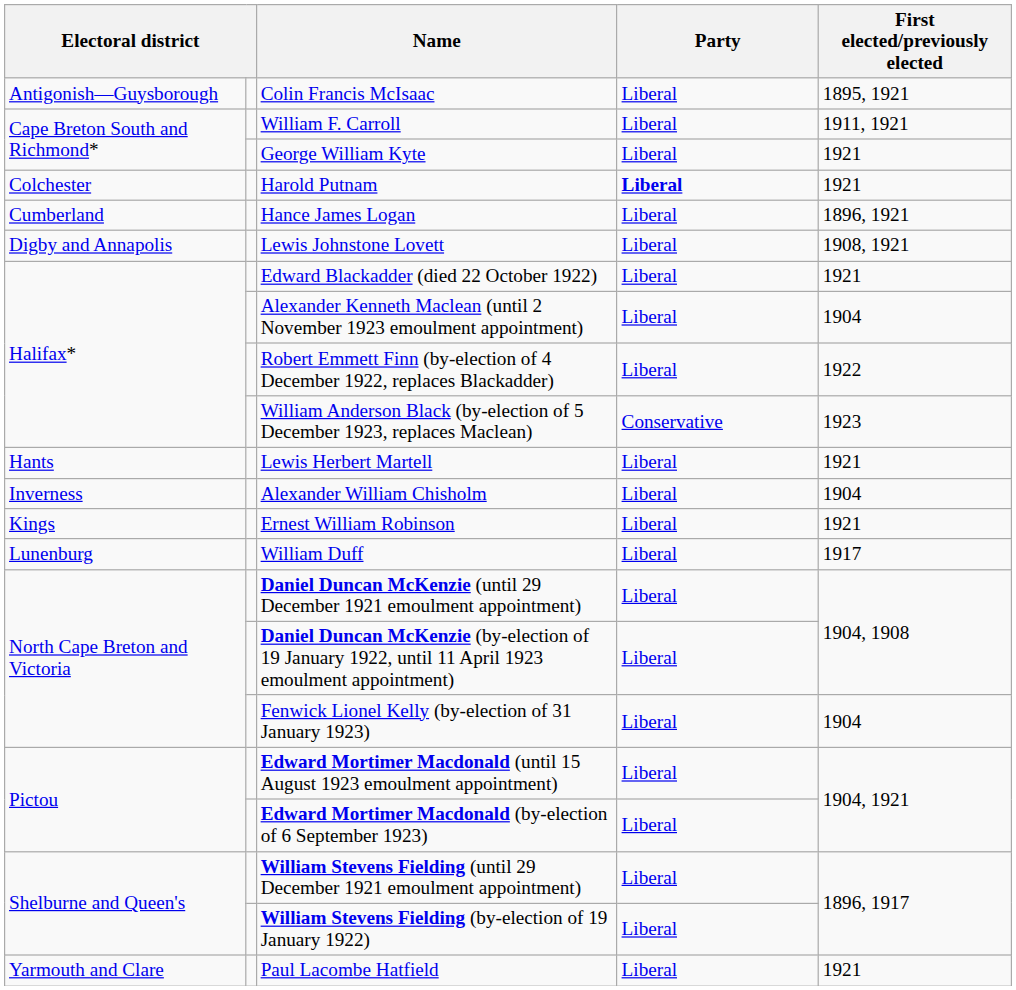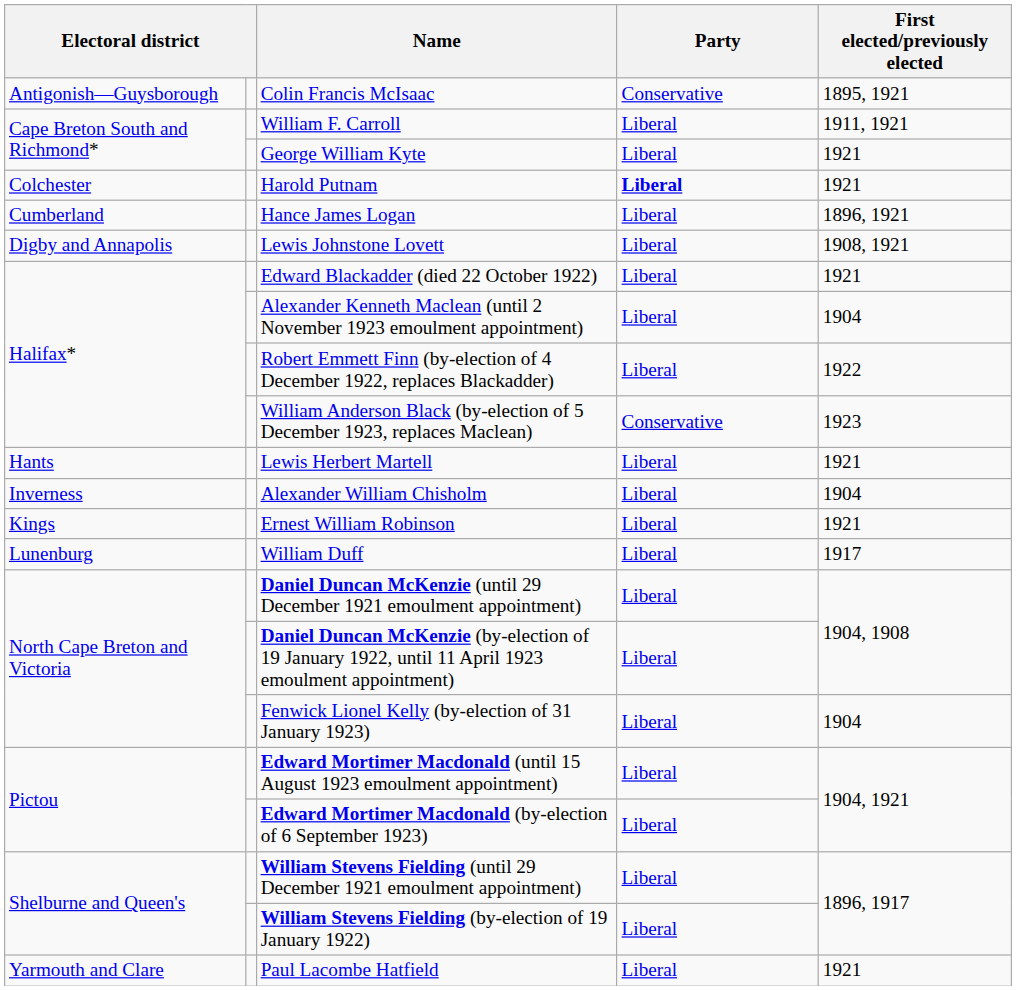(649, 93) Liberal -> (672, 93) Conservative
